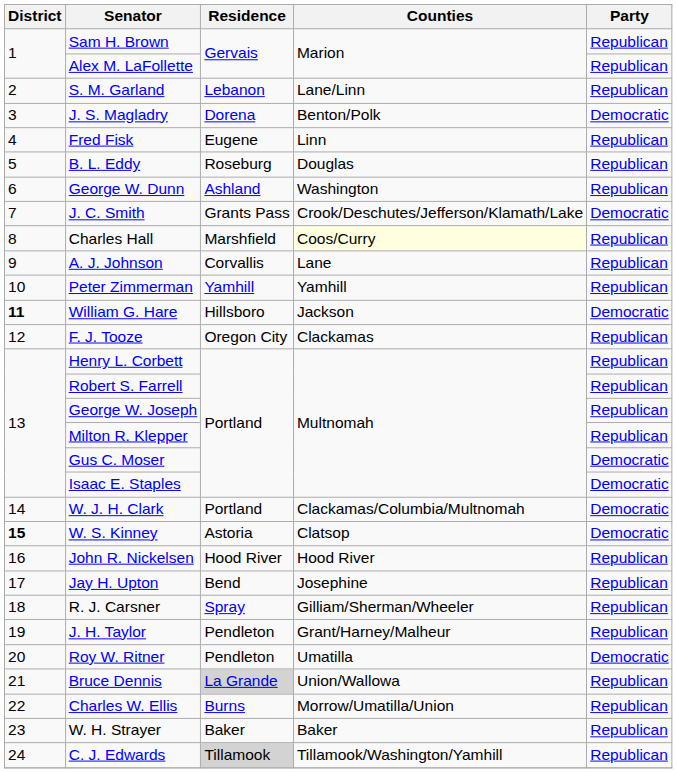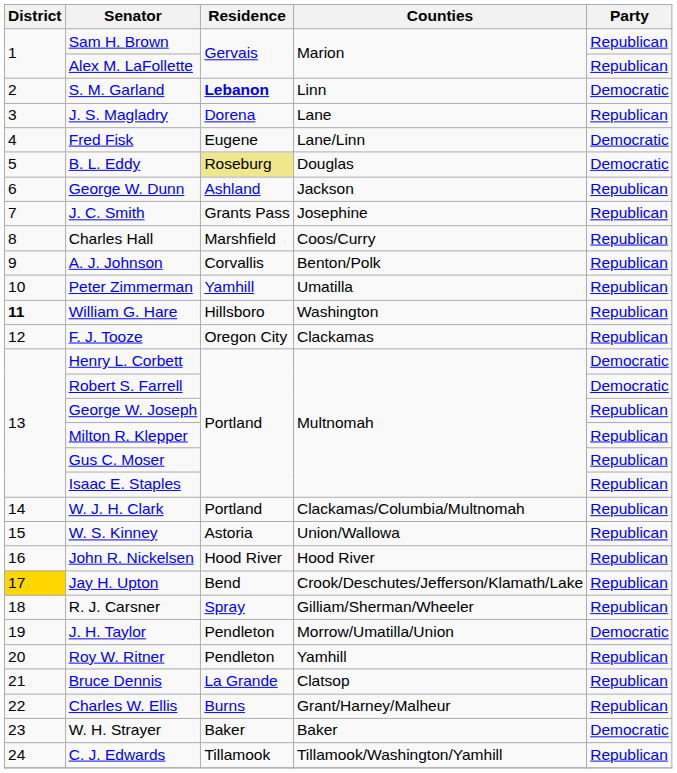(235, 90) normal -> (237, 90) bold
(331, 90) Lane/Linn -> (312, 90) Linn
(629, 90) Republican -> (629, 90) Democratic
(339, 115) Benton/Polk -> (314, 115) Lane
(629, 115) Democratic -> (629, 115) Republican
(312, 139) Linn -> (331, 139) Lane/Linn
(629, 139) Republican -> (629, 139) Democratic
(238, 164) no background -> (238, 164) khaki background
(629, 164) Republican -> (629, 164) Democratic
(338, 189) Washington -> (325, 189) Jackson
(440, 213) Crook/Deschutes/Jefferson/Klamath/Lake -> (332, 213) Josephine
(629, 213) Democratic -> (629, 213) Republican
(336, 238) lightyellow background -> (336, 238) no background
(314, 262) Lane -> (339, 262) Benton/Polk
(322, 287) Yamhill -> (325, 287) Umatilla
(325, 312) Jackson -> (338, 312) Washington
(629, 312) Democratic -> (629, 312) Republican
(629, 361) Republican -> (629, 361) Democratic
(629, 386) Republican -> (629, 386) Democratic
(629, 459) Democratic -> (629, 459) Republican
(629, 484) Democratic -> (629, 484) Republican
(629, 509) Democratic -> (629, 509) Republican
(17, 533) bold -> (17, 533) normal
(323, 533) Clatsop -> (348, 533) Union/Wallowa
(629, 533) Democratic -> (629, 533) Republican
(17, 582) no background -> (17, 582) gold background
(332, 582) Josephine -> (440, 582) Crook/Deschutes/Jefferson/Klamath/Lake
(374, 632) Grant/Harney/Malheur -> (375, 632) Morrow/Umatilla/Union
(629, 632) Republican -> (629, 632) Democratic
(325, 656) Umatilla -> (322, 656) Yamhill
(629, 656) Democratic -> (629, 656) Republican
(241, 681) lightgrey background -> (241, 681) no background
(348, 681) Union/Wallowa -> (323, 681) Clatsop
(375, 705) Morrow/Umatilla/Union -> (374, 705) Grant/Harney/Malheur
(629, 730) Republican -> (629, 730) Democratic
(237, 755) lightgrey background -> (237, 755) no background
